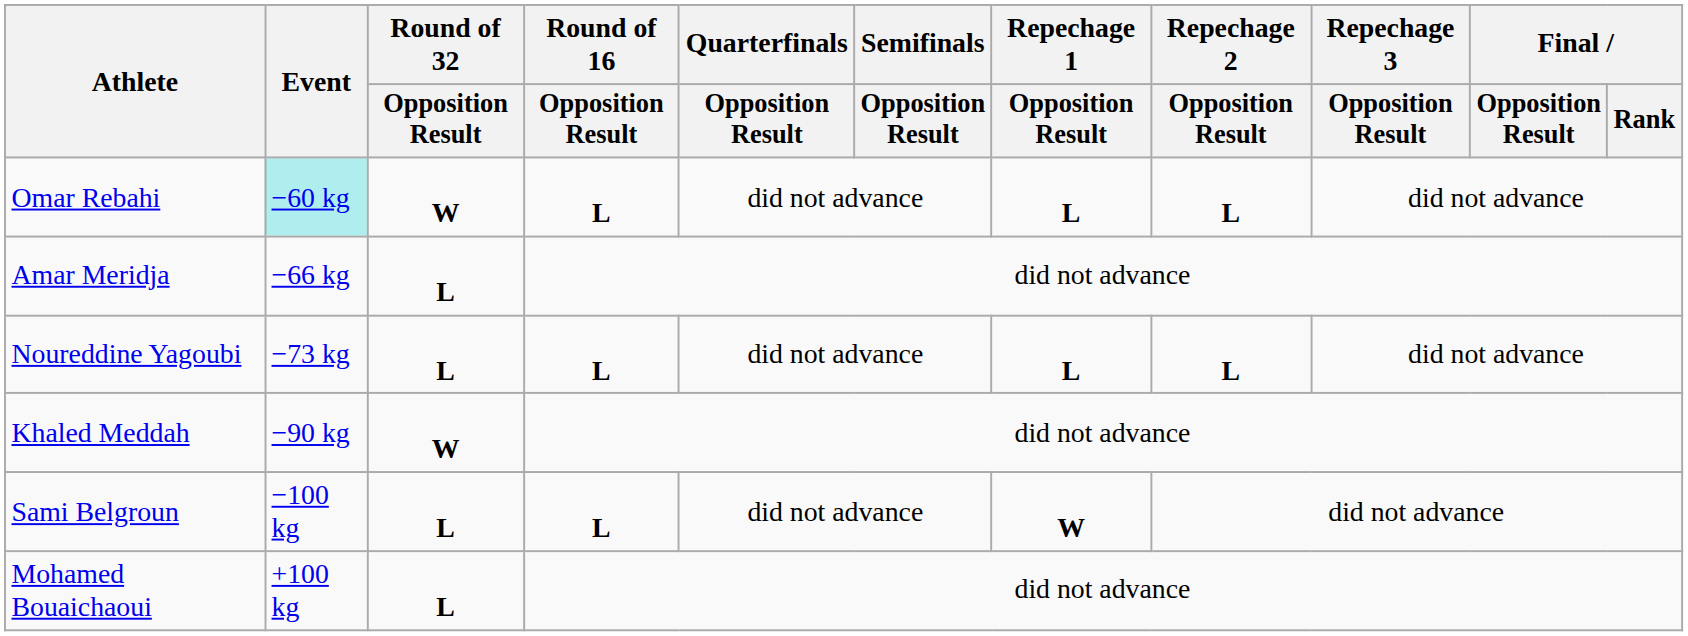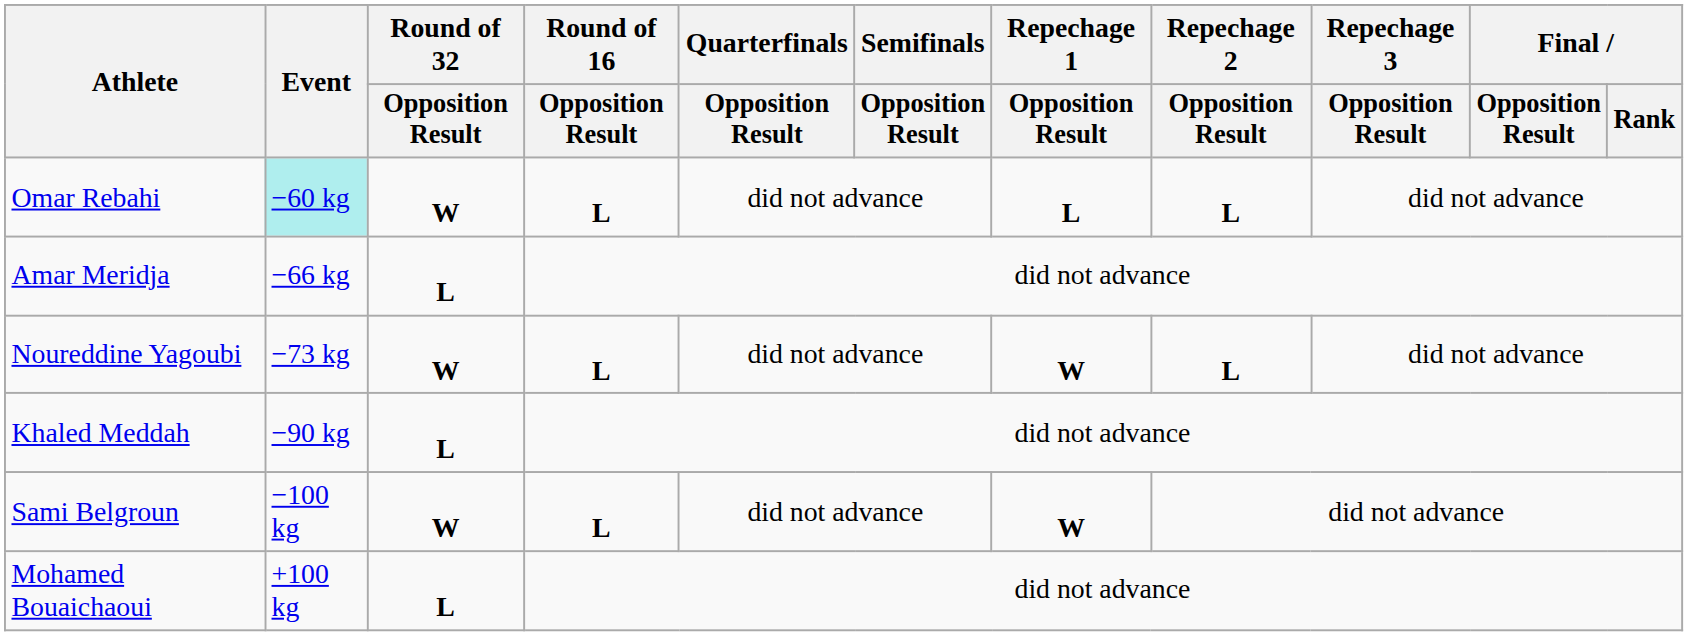(446, 370) L -> (446, 370) W
(1071, 370) L -> (1071, 370) W
(446, 449) W -> (446, 449) L
(446, 528) L -> (446, 528) W
